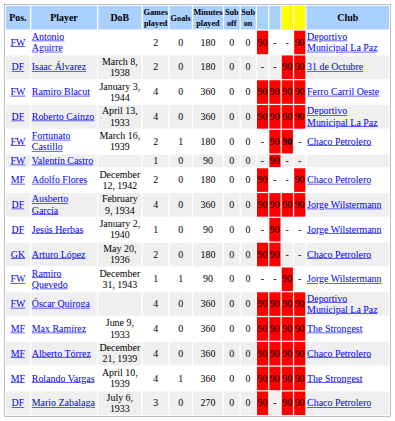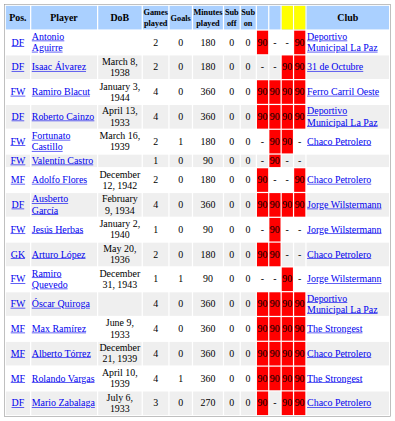(18, 42) FW -> (18, 42) DF
(287, 141) bold -> (287, 141) normal
(18, 229) DF -> (18, 229) FW
